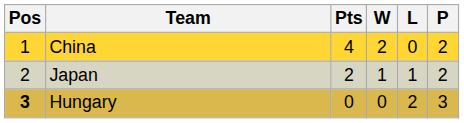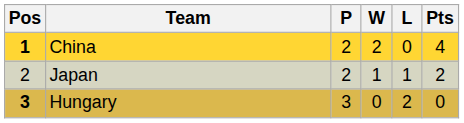columns swapped: (443, 18) <-> (349, 18)
(25, 46) normal -> (25, 46) bold
